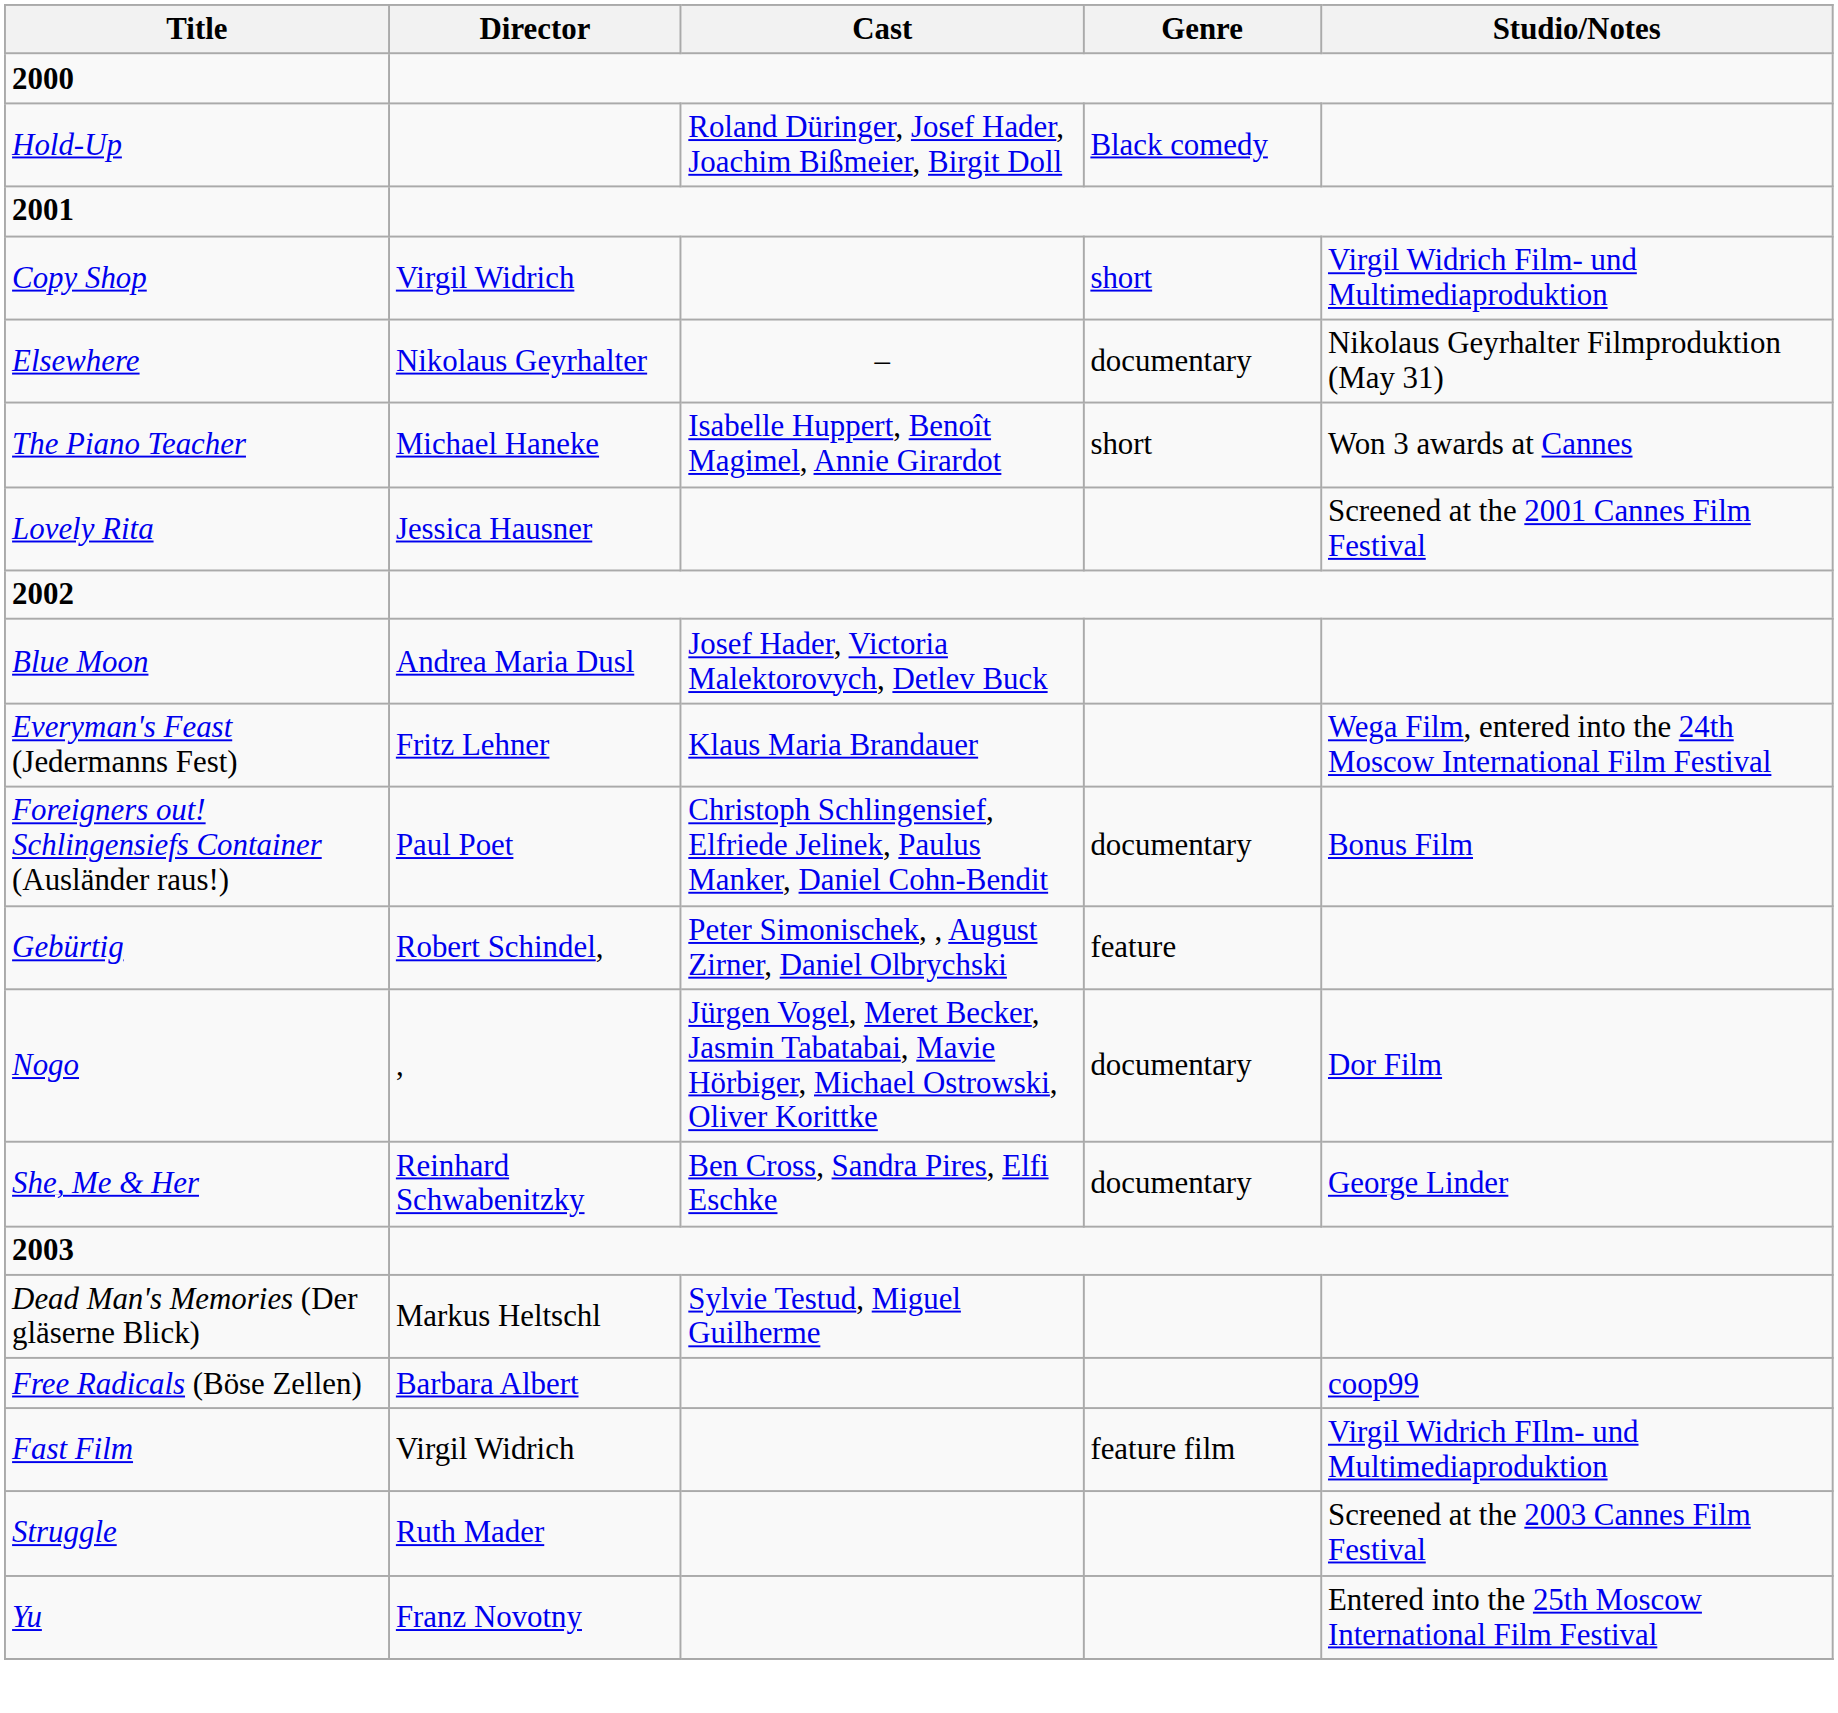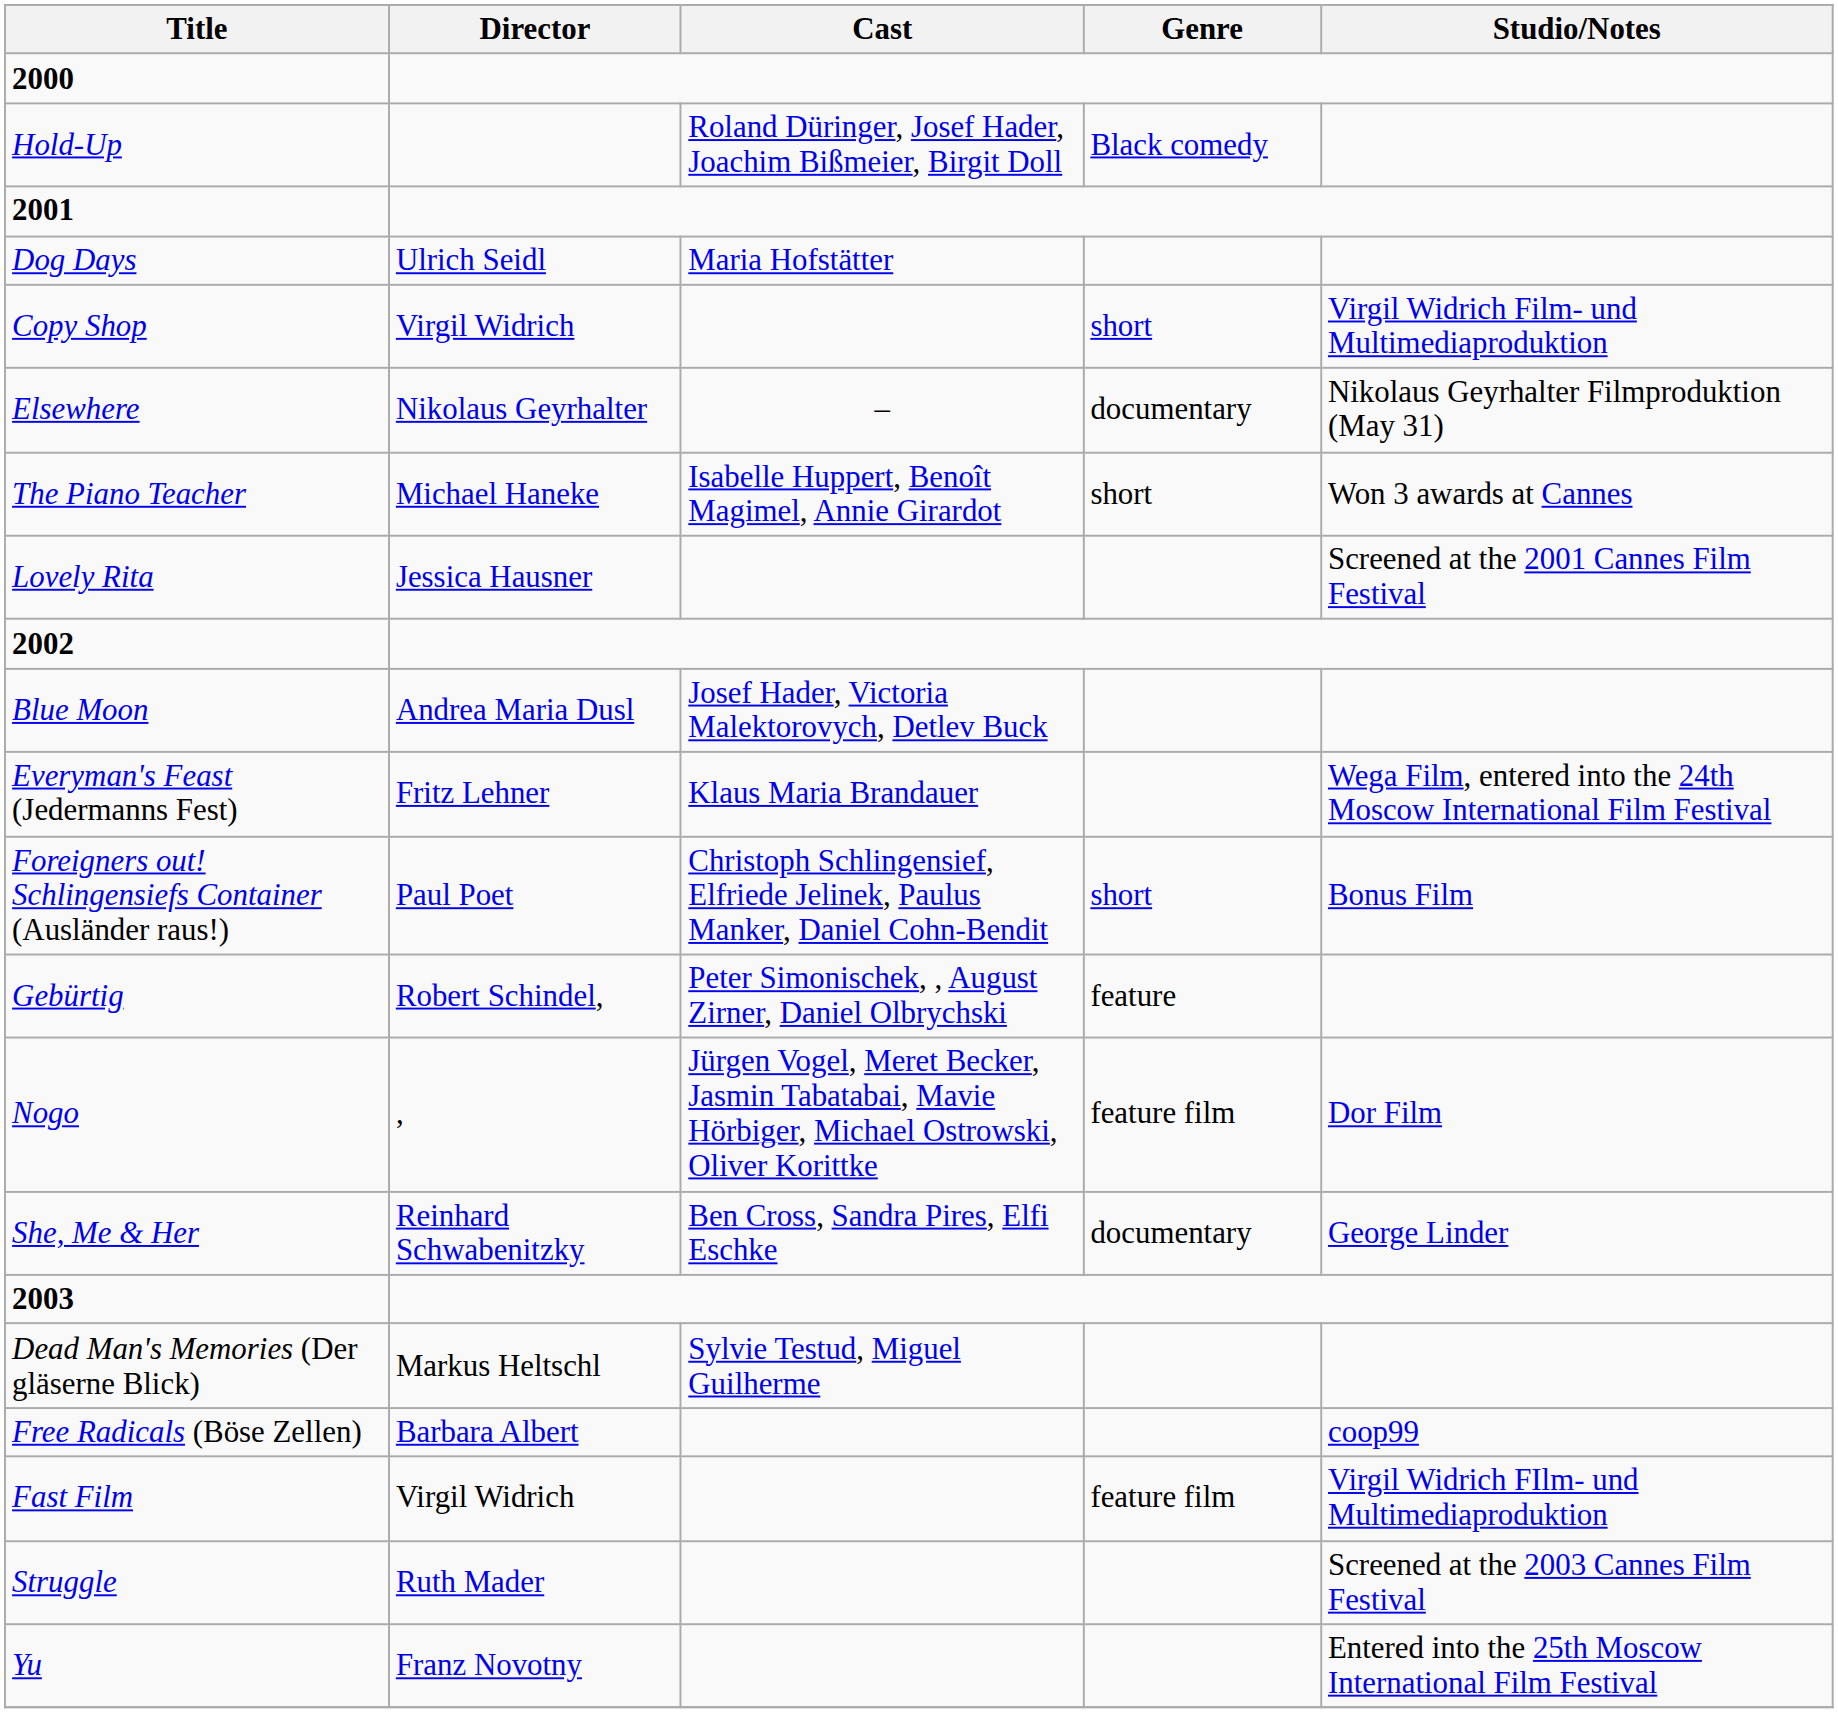+ row: (74, 259)
(1171, 845) documentary -> (1121, 894) short
(1171, 1065) documentary -> (1163, 1114) feature film
